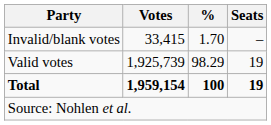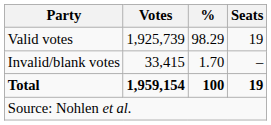rows swapped: (40, 62) <-> (64, 39)
